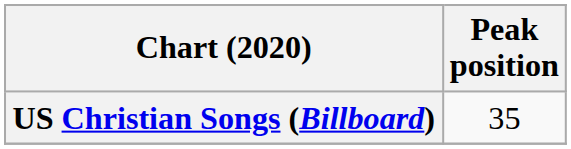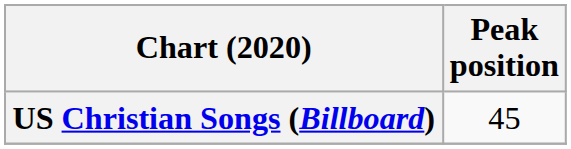(504, 117) 35 -> (504, 117) 45
